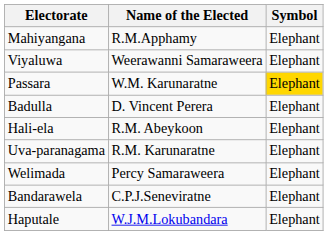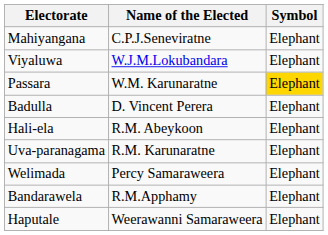(154, 38) R.M.Apphamy -> (161, 38) C.P.J.Seneviratne
(187, 60) Weerawanni Samaraweera -> (170, 60) W.J.M.Lokubandara
(161, 196) C.P.J.Seneviratne -> (154, 196) R.M.Apphamy
(170, 219) W.J.M.Lokubandara -> (187, 219) Weerawanni Samaraweera
